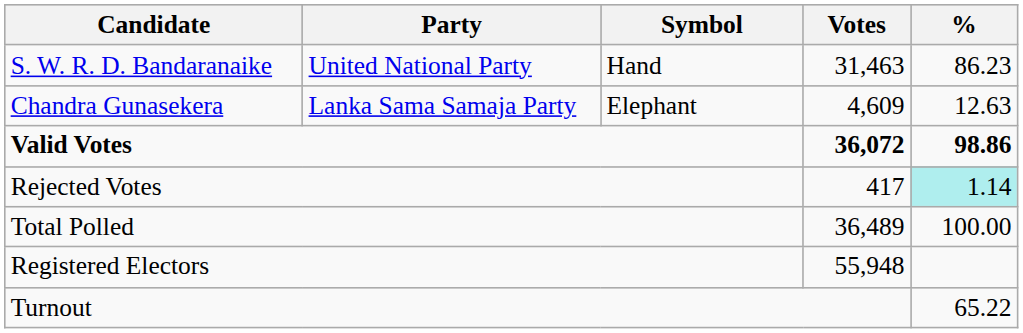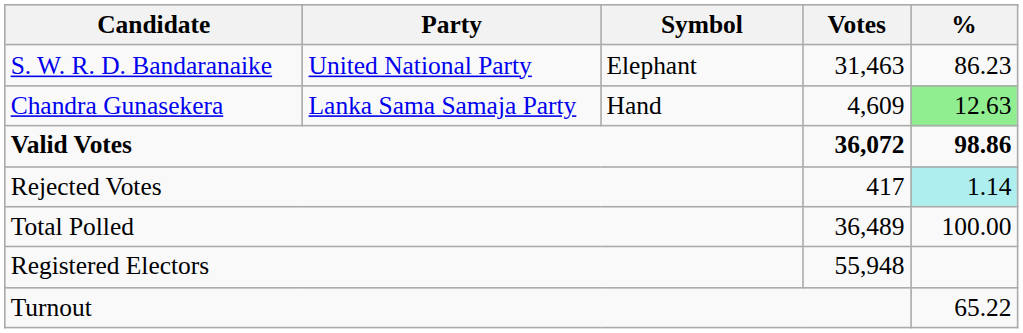(634, 65) Hand -> (652, 65) Elephant
(652, 105) Elephant -> (634, 105) Hand
(983, 105) no background -> (983, 105) lightgreen background
